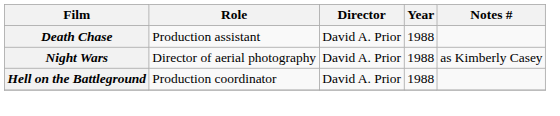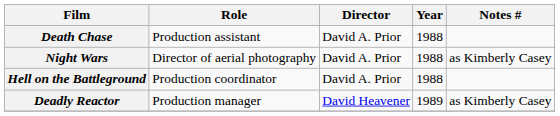+ row: (77, 100)
